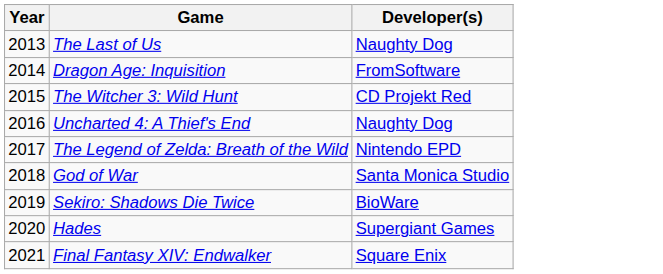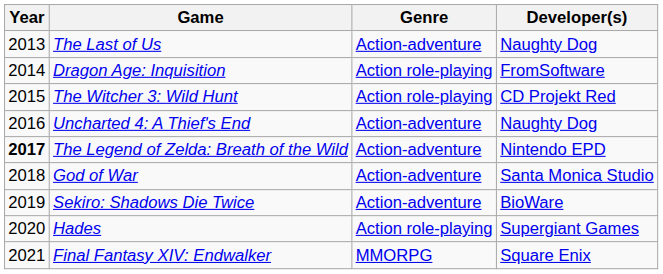+ column: (424, 17)
(27, 149) normal -> (27, 149) bold
